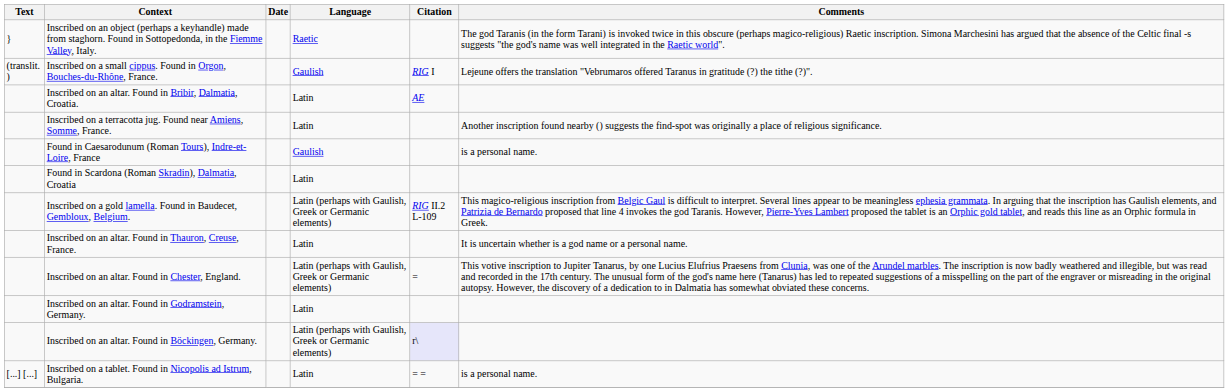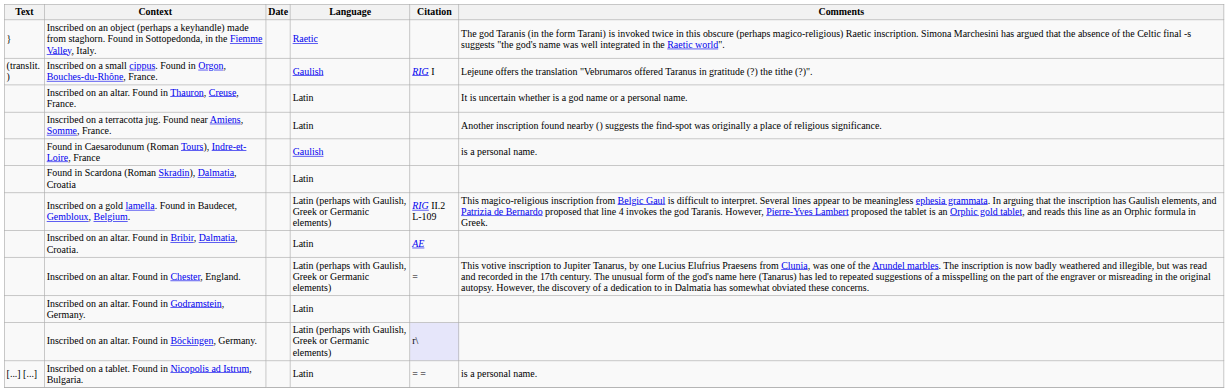rows swapped: (142, 98) <-> (143, 244)
